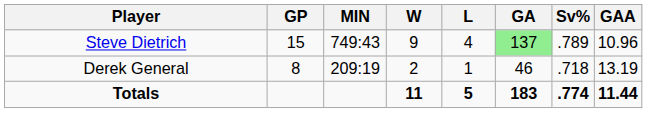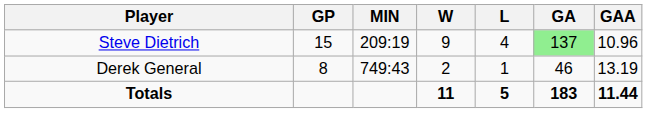- column: (573, 17)
(355, 42) 749:43 -> (385, 42) 209:19
(355, 68) 209:19 -> (385, 68) 749:43
